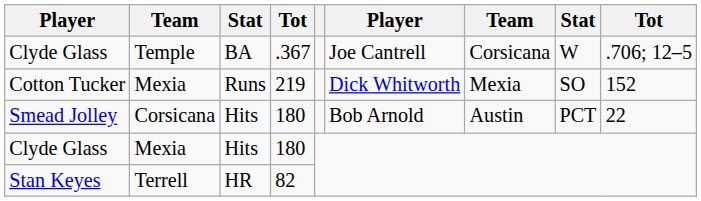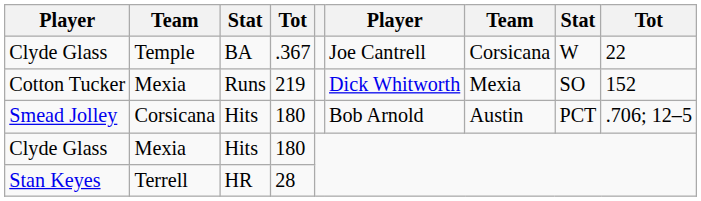(649, 52) .706; 12–5 -> (616, 52) 22
(616, 116) 22 -> (649, 116) .706; 12–5
(285, 180) 82 -> (285, 180) 28
